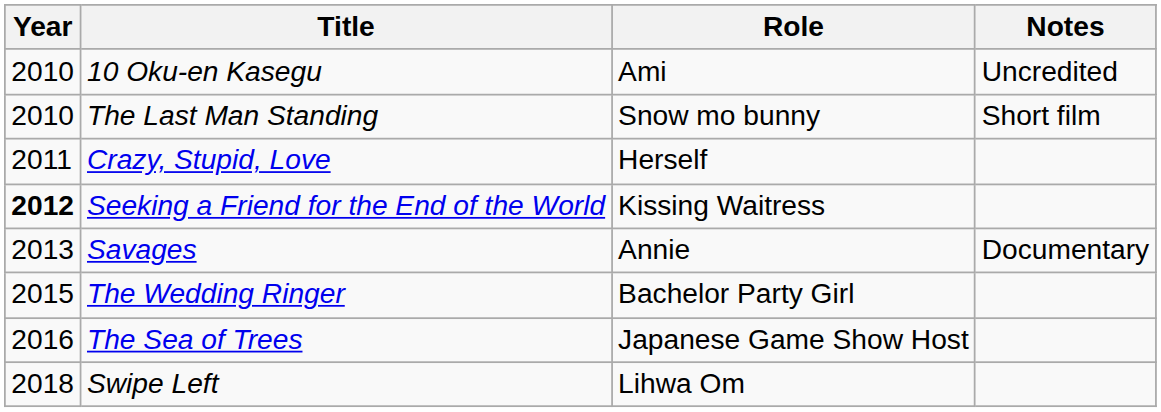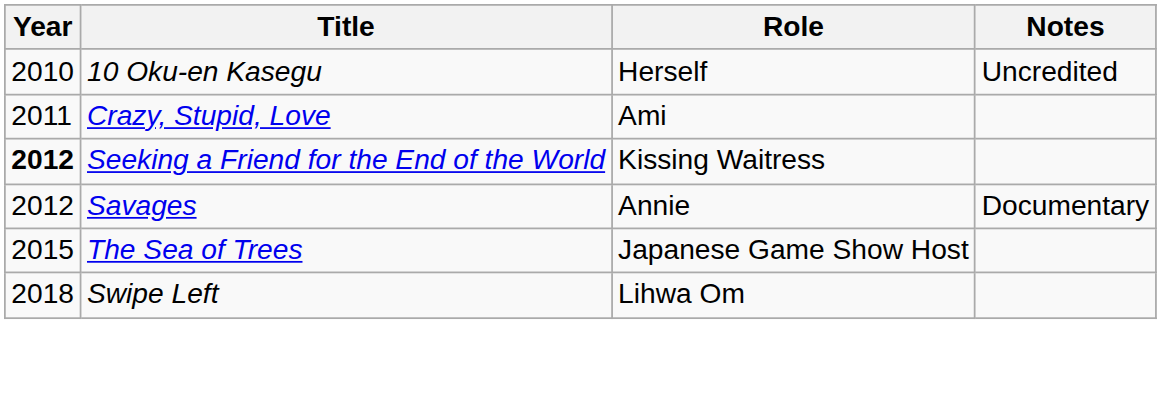(642, 71) Ami -> (663, 71) Herself
- row: (233, 116)
(663, 160) Herself -> (642, 116) Ami
(43, 250) 2013 -> (43, 205) 2012
- row: (216, 294)
(43, 339) 2016 -> (43, 250) 2015
